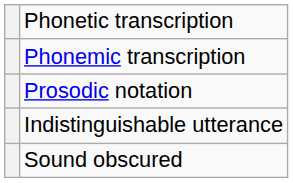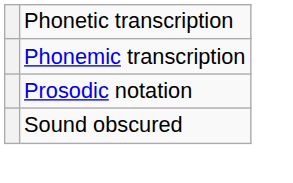- row: (154, 125)
